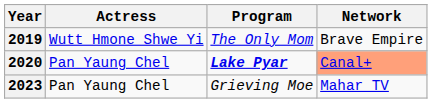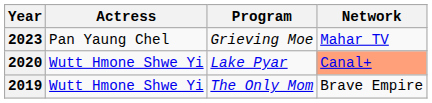rows swapped: (25, 40) <-> (25, 86)
(109, 63) Pan Yaung Chel -> (126, 63) Wutt Hmone Shwe Yi
(249, 63) bold -> (249, 63) normal
